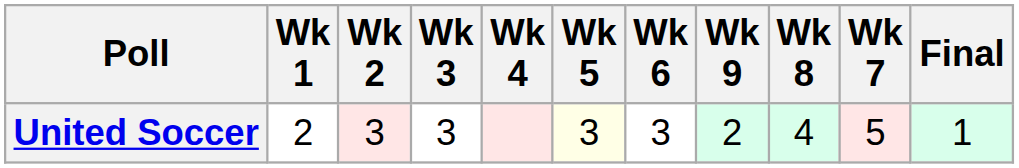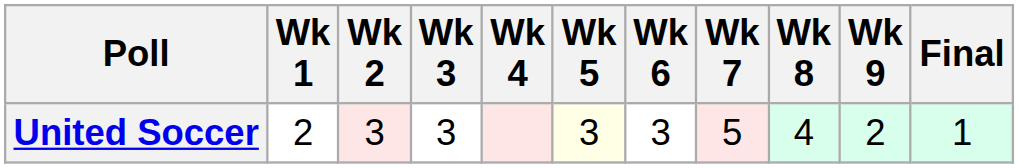columns swapped: (875, 53) <-> (732, 53)
